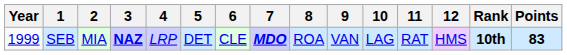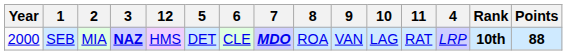columns swapped: (163, 16) <-> (451, 16)
(24, 39) 1999 -> (24, 39) 2000
(537, 39) 83 -> (537, 39) 88
